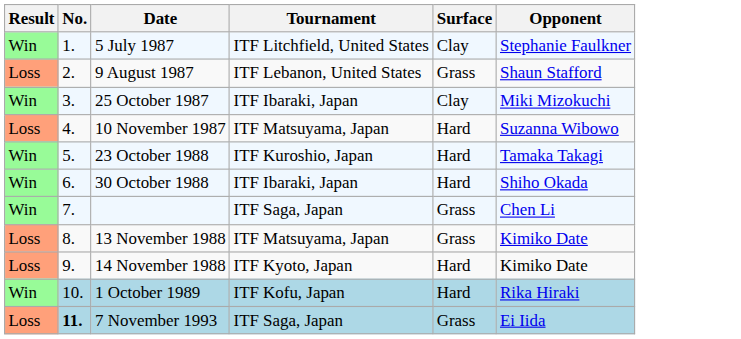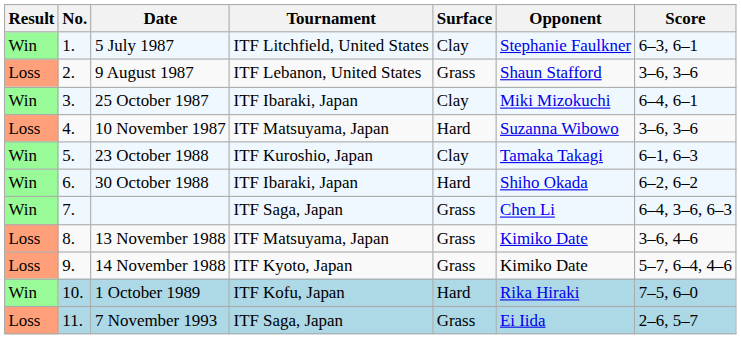+ column: (685, 17)
(454, 155) Hard -> (453, 155) Clay
(454, 264) Hard -> (456, 264) Grass
(72, 319) bold -> (73, 319) normal
